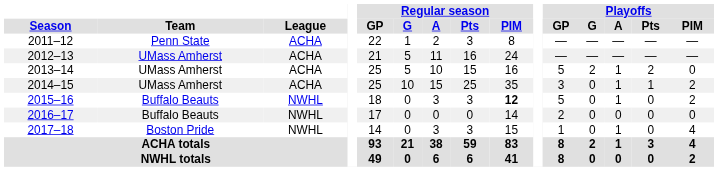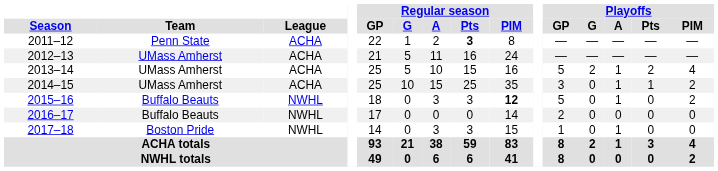(470, 41) normal -> (470, 41) bold
(692, 70) 0 -> (692, 70) 4
(692, 129) 4 -> (692, 129) 0
